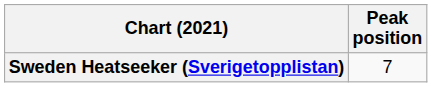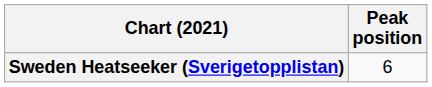(387, 67) 7 -> (387, 67) 6
